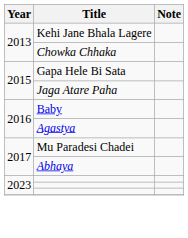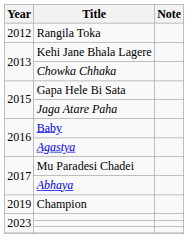+ row: (19, 33)
+ row: (19, 204)
